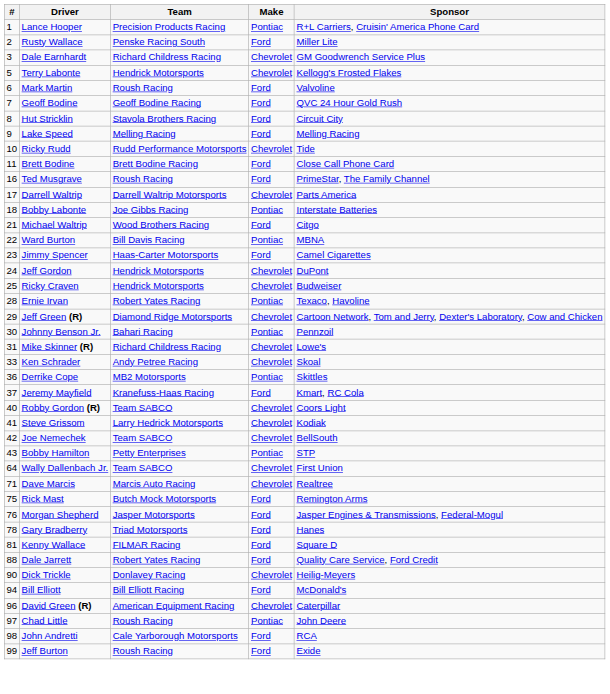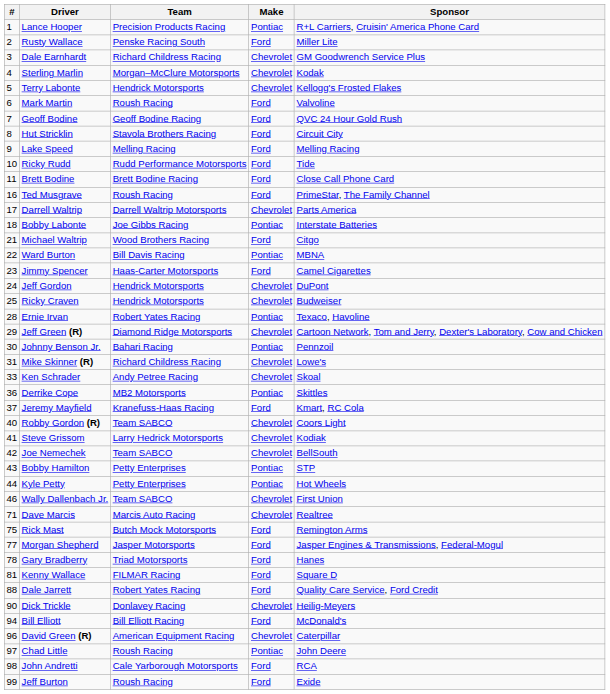+ row: (52, 73)
(272, 149) Chevrolet -> (261, 164) Ford
+ row: (43, 484)
(12, 468) 64 -> (12, 499) 46
(12, 514) 76 -> (12, 544) 77
